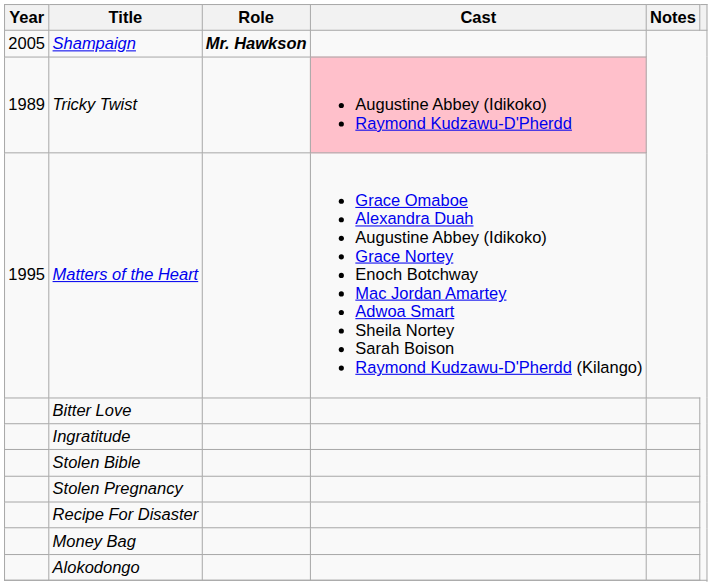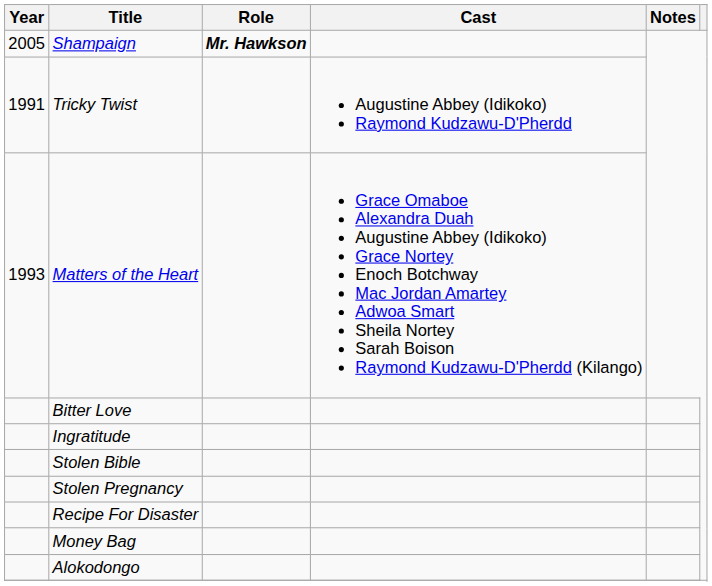(27, 104) 1989 -> (27, 104) 1991
(478, 114) pink background -> (478, 114) no background
(27, 275) 1995 -> (27, 275) 1993
